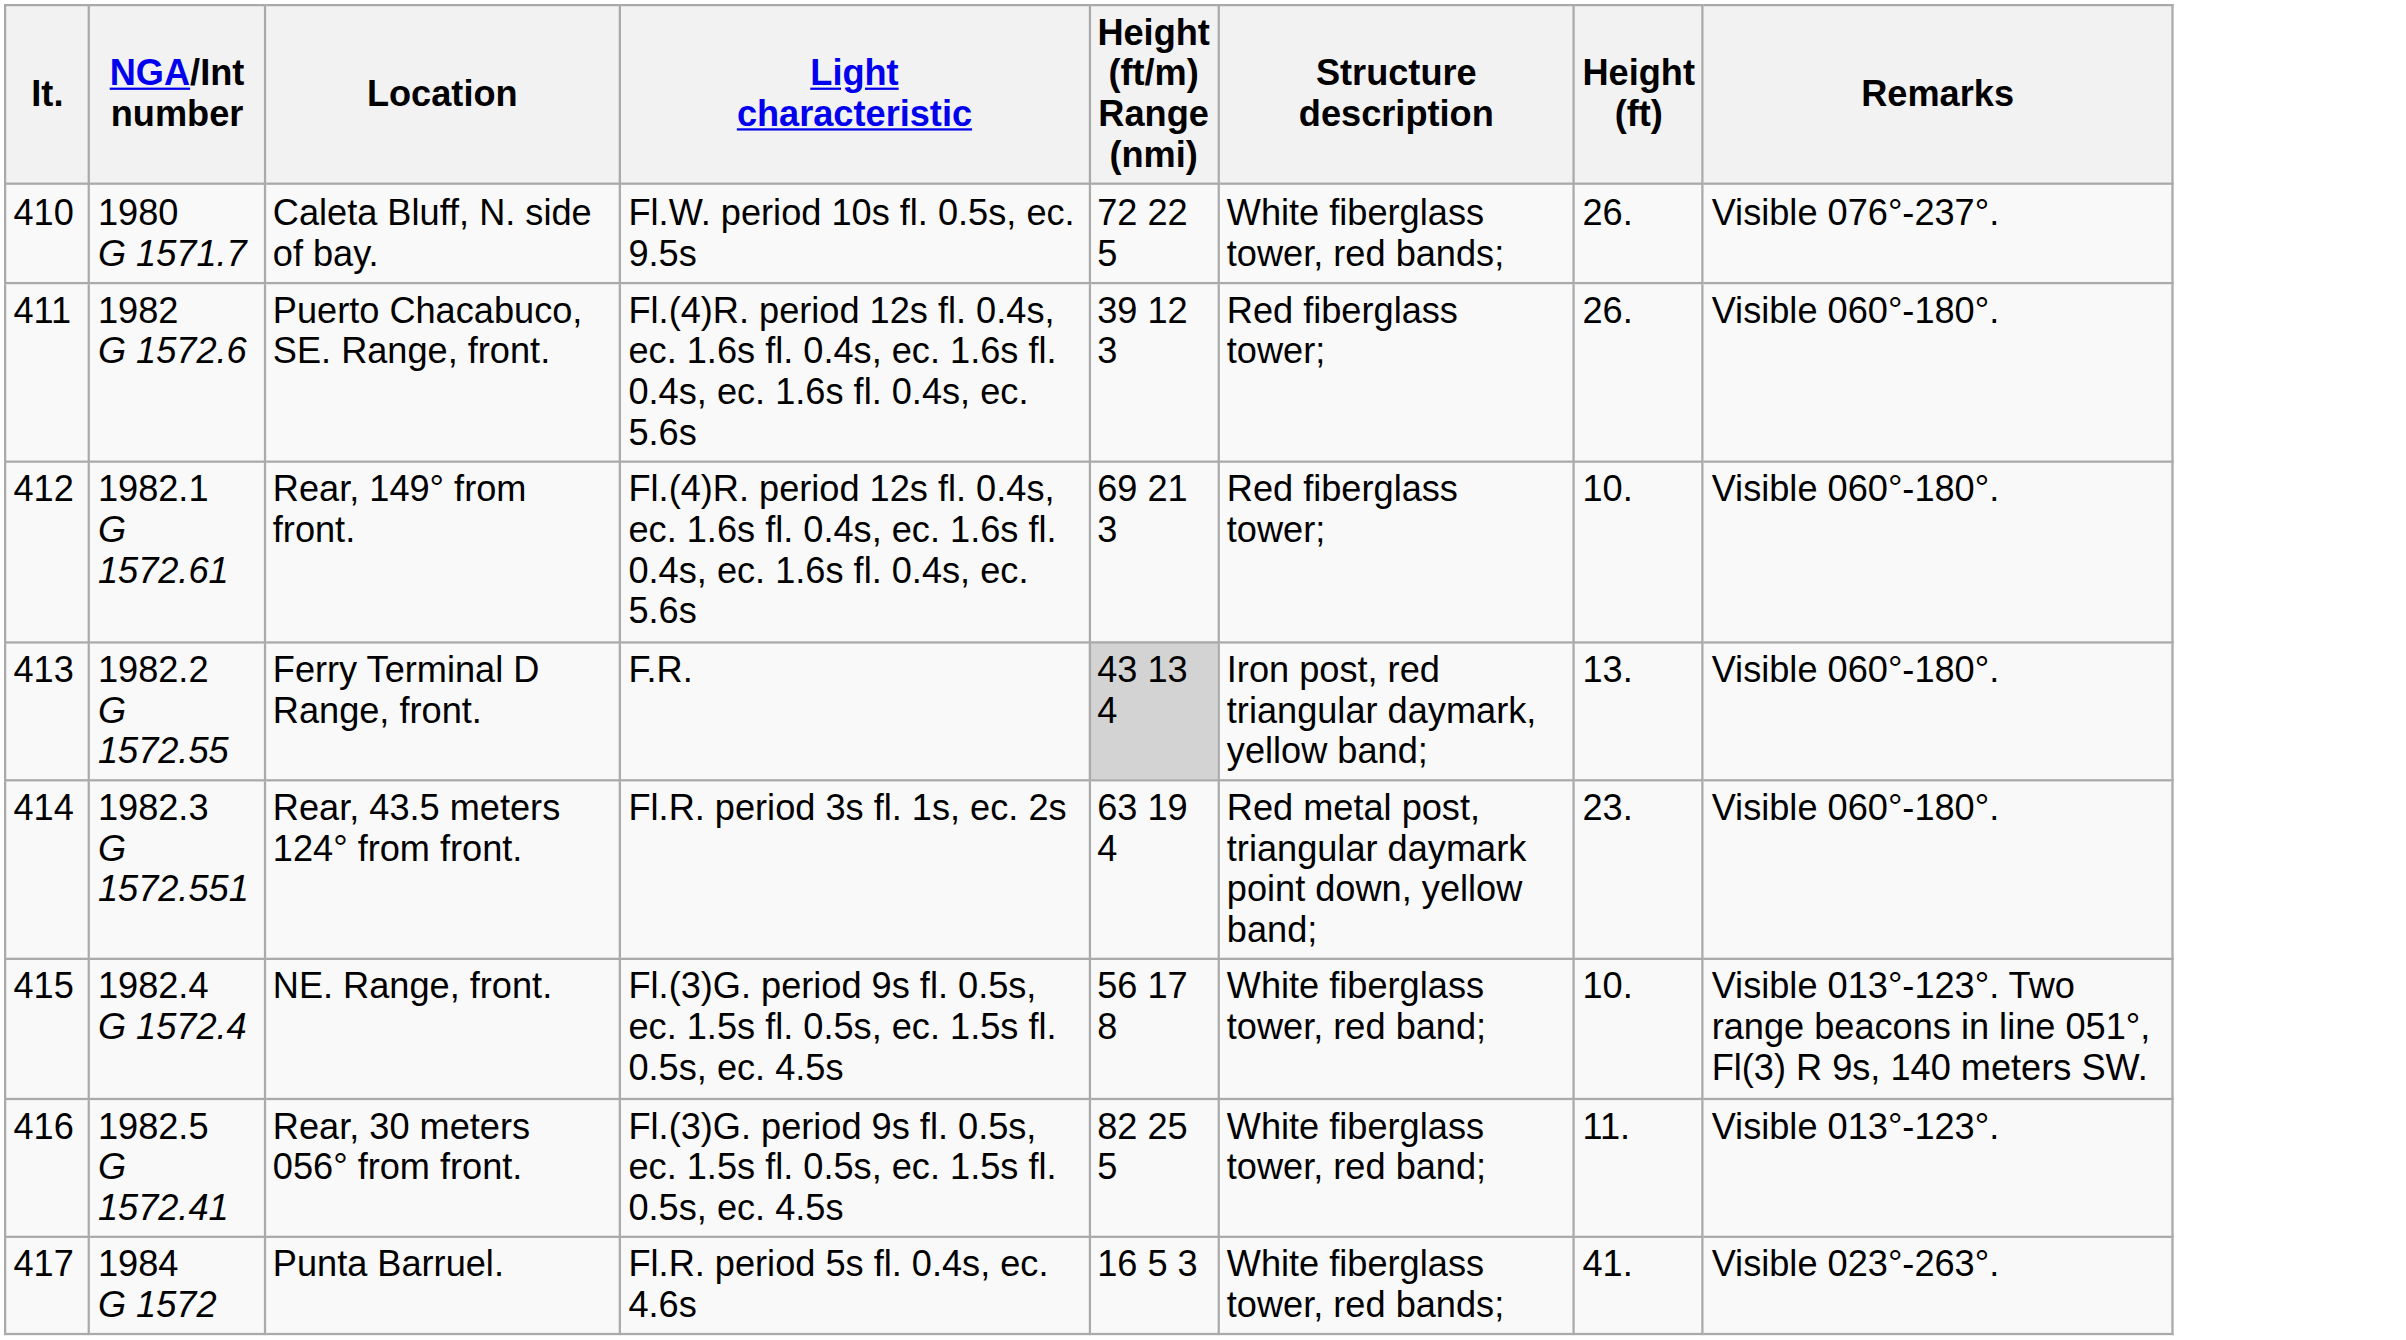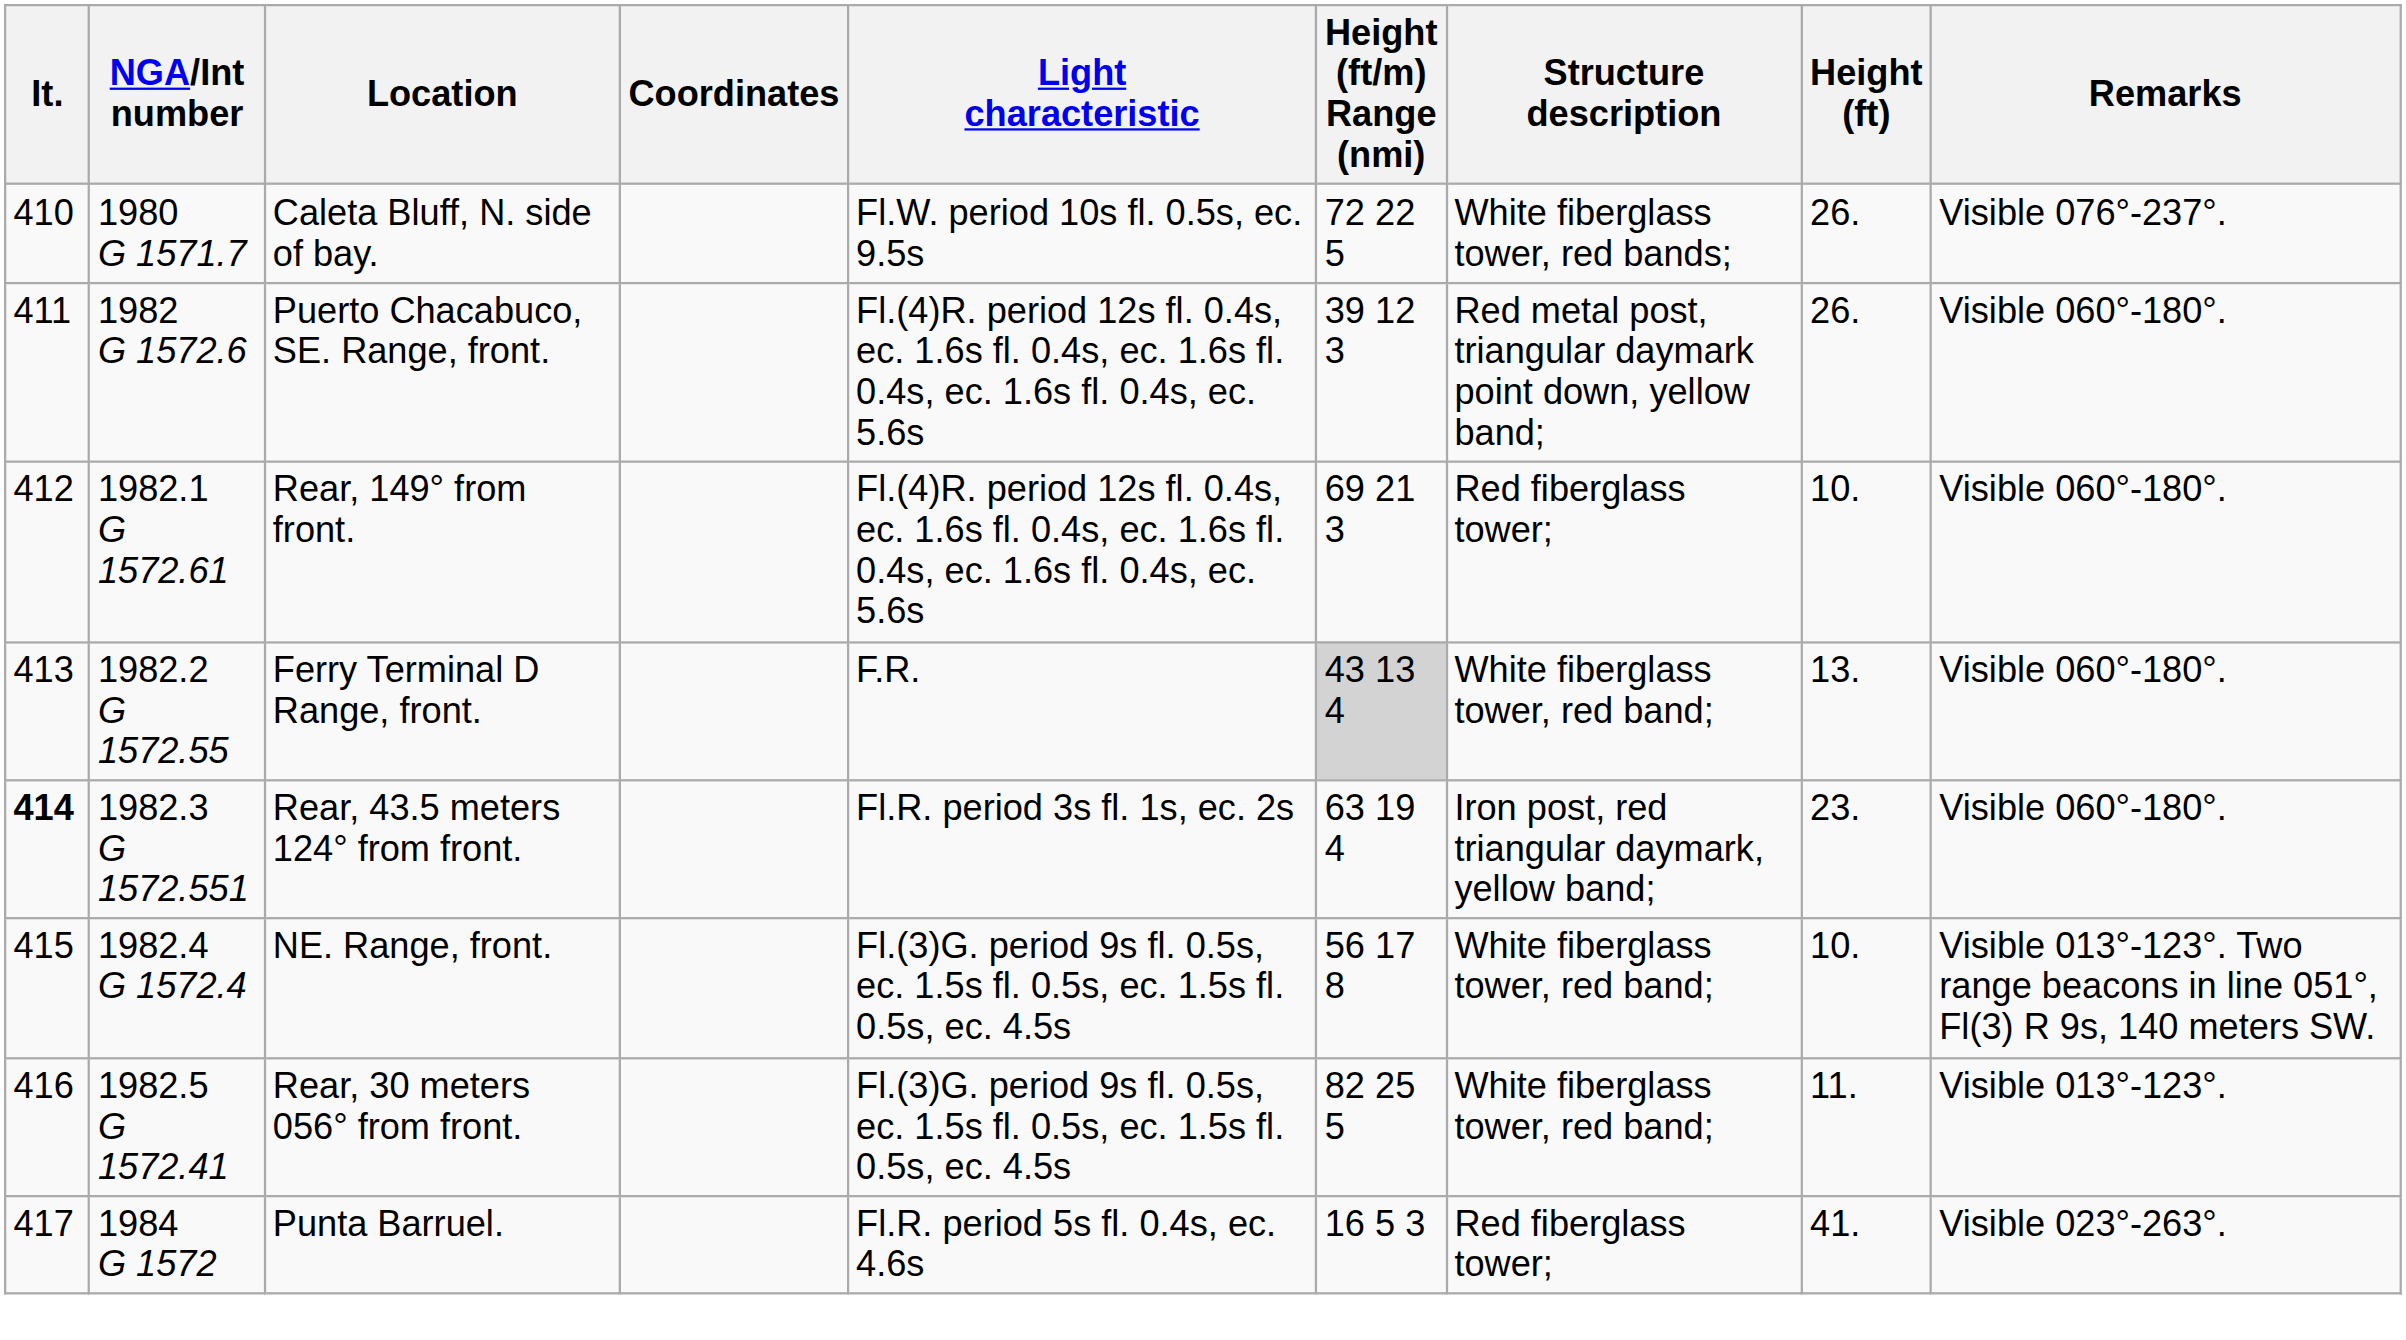+ column: (734, 94)
(1342, 330) Red fiberglass tower; -> (1604, 371) Red metal post, triangular daymark point down, yellow band;
(1382, 710) Iron post, red triangular daymark, yellow band; -> (1584, 689) White fiberglass tower, red band;
(44, 808) normal -> (44, 808) bold
(1377, 869) Red metal post, triangular daymark point down, yellow band; -> (1609, 848) Iron post, red triangular daymark, yellow band;
(1366, 1285) White fiberglass tower, red bands; -> (1570, 1244) Red fiberglass tower;
